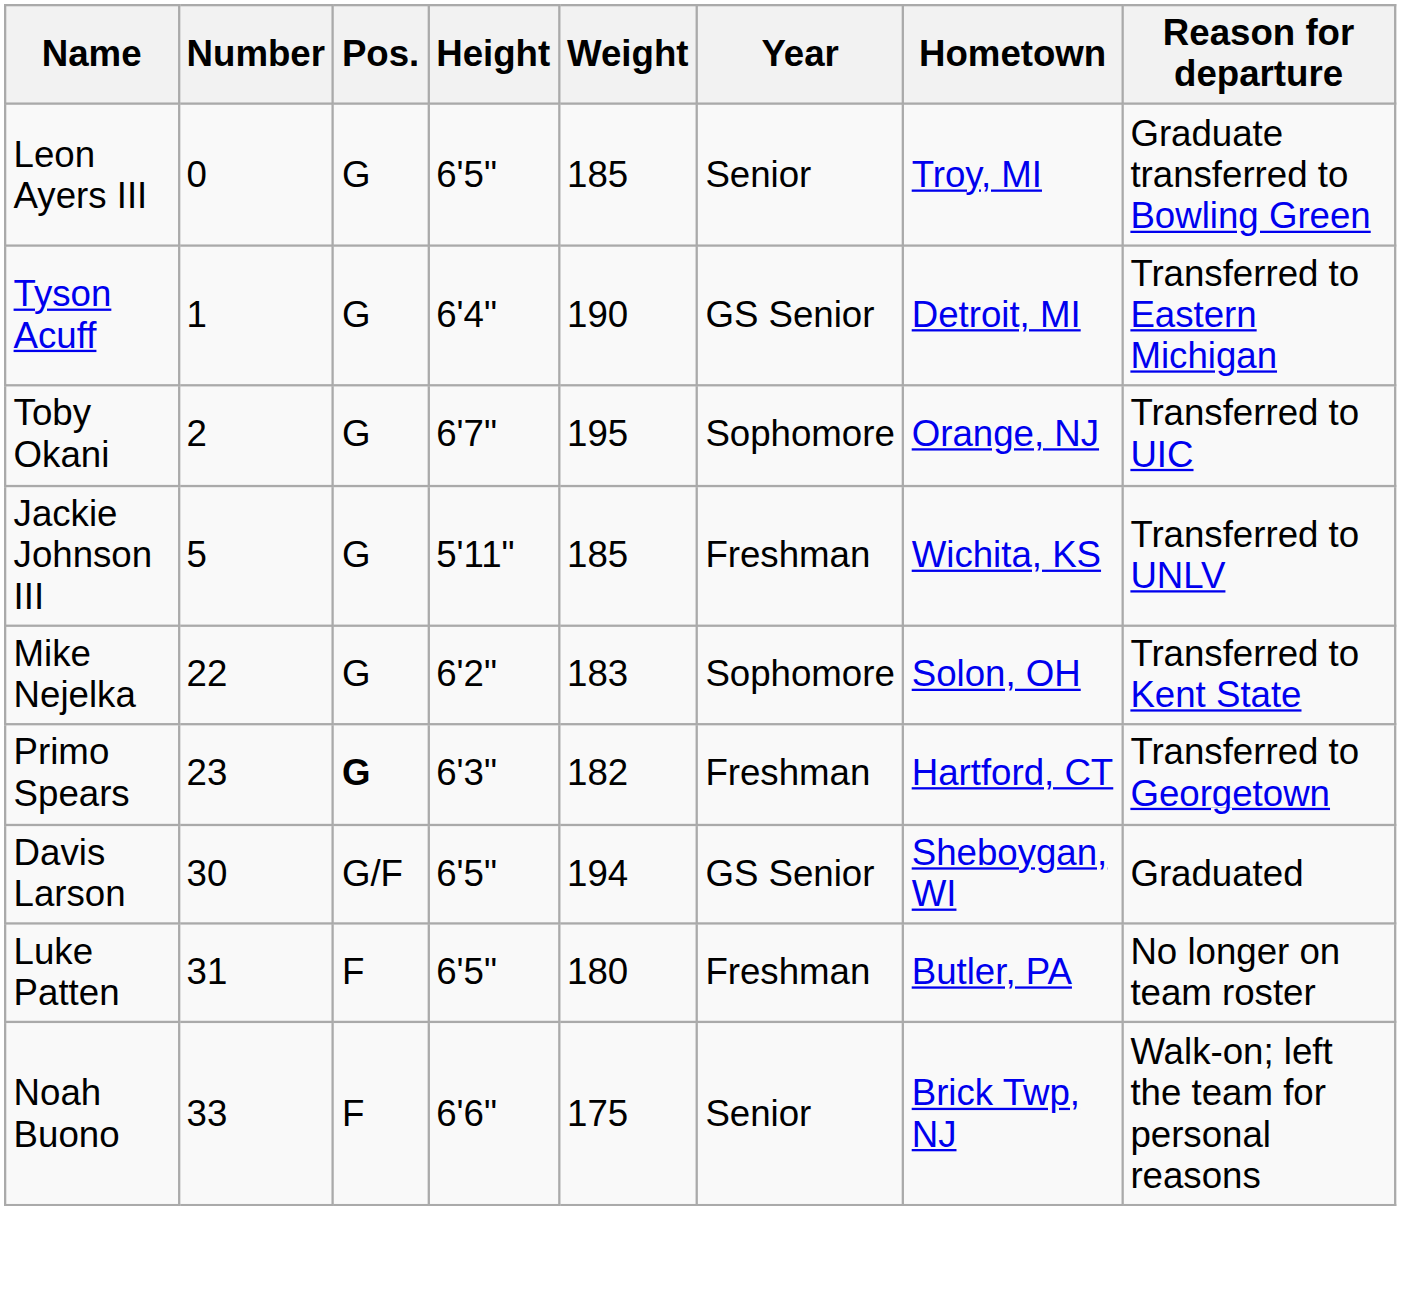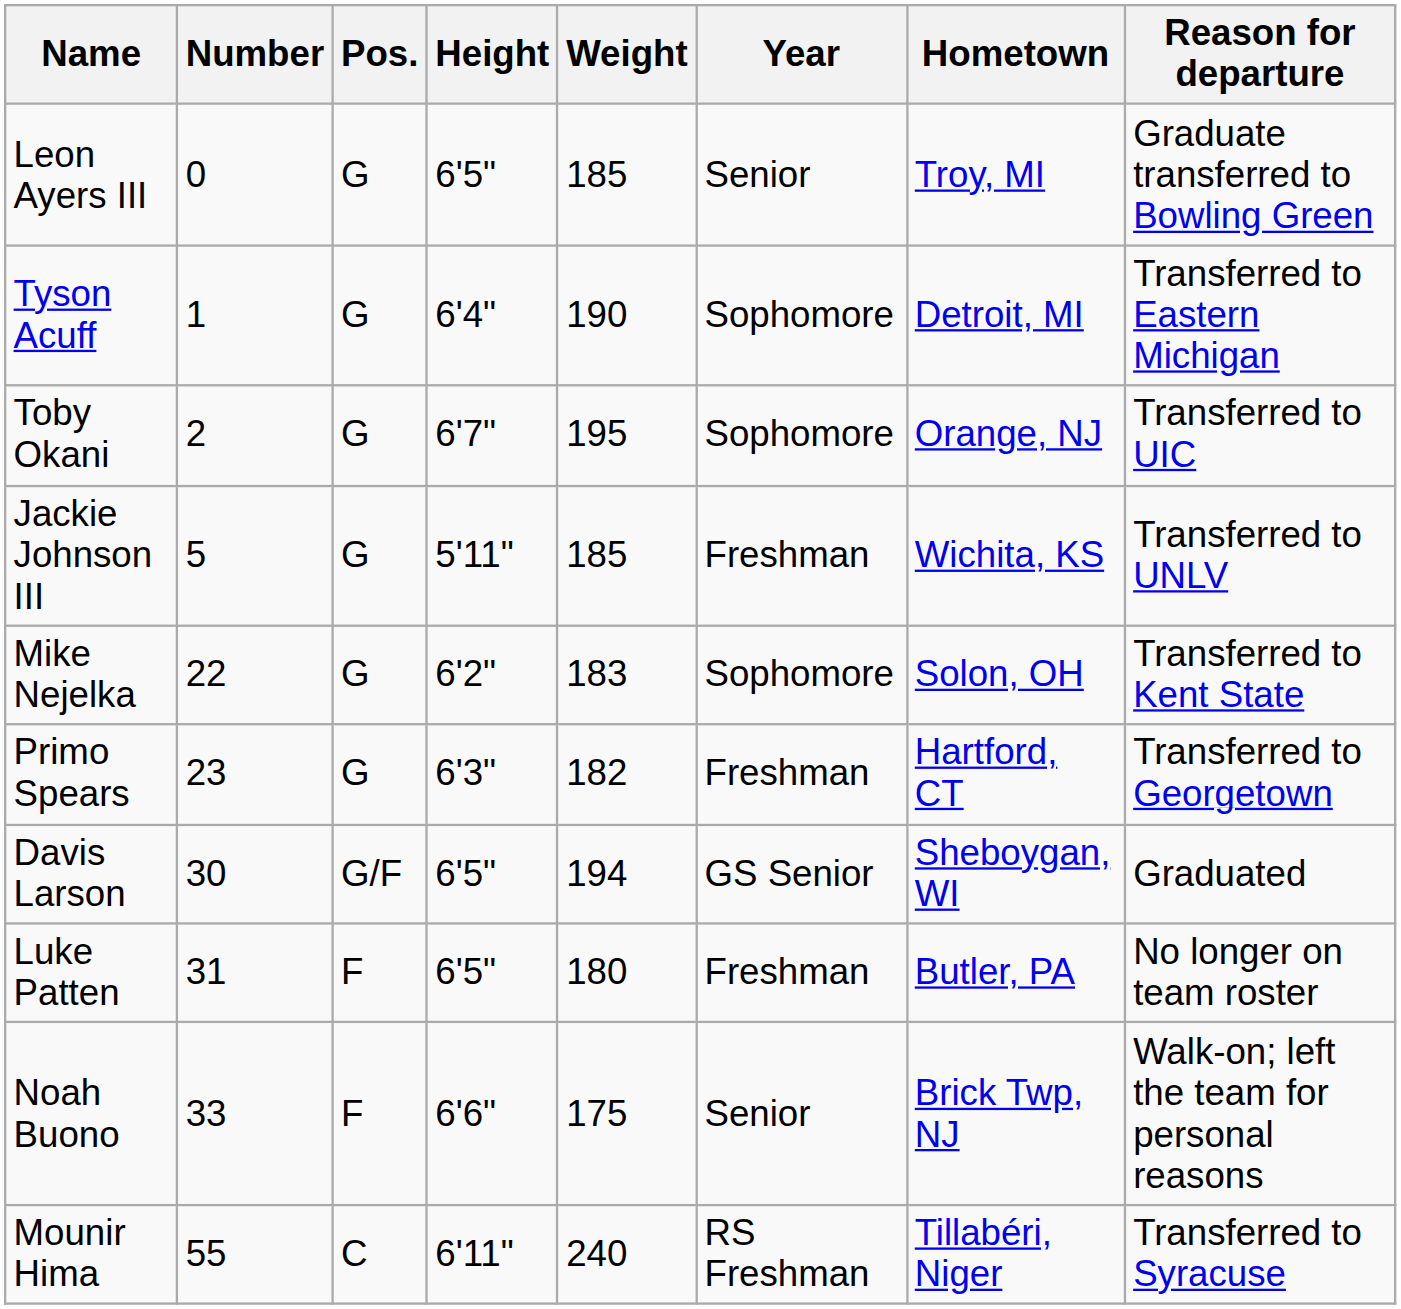(790, 314) GS Senior -> (799, 314) Sophomore
(356, 773) bold -> (355, 773) normal
+ row: (70, 1253)
